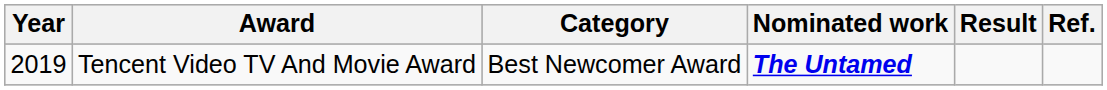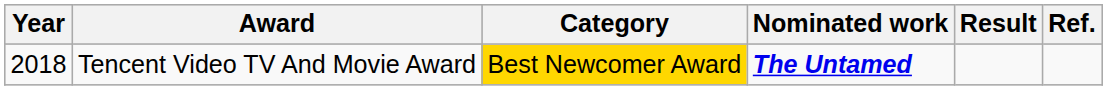(39, 64) 2019 -> (39, 64) 2018
(614, 64) no background -> (614, 64) gold background
